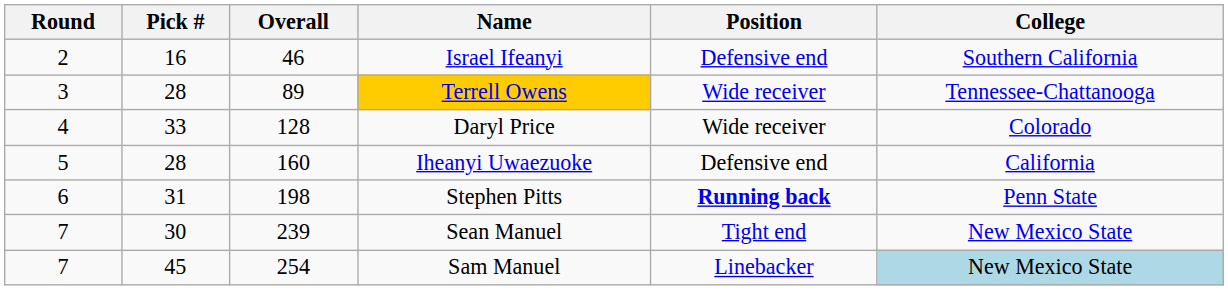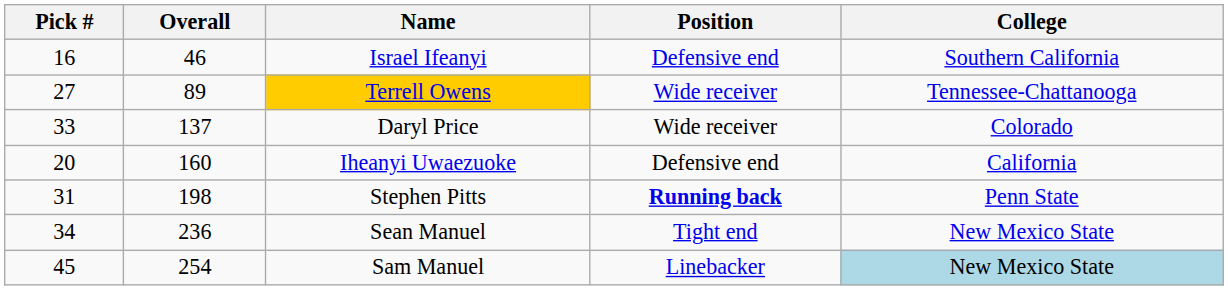- column: (63, 22)
(175, 92) 28 -> (64, 92) 27
(293, 127) 128 -> (195, 127) 137
(175, 162) 28 -> (64, 162) 20
(175, 232) 30 -> (64, 232) 34
(293, 232) 239 -> (195, 232) 236
